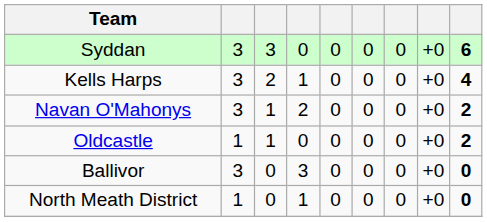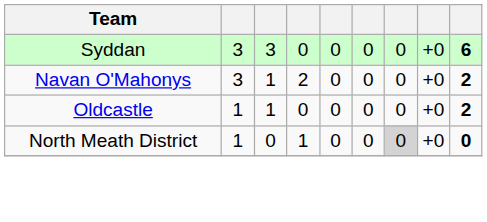- row: (113, 79)
- row: (113, 170)
(401, 200) no background -> (401, 140) lightgrey background
